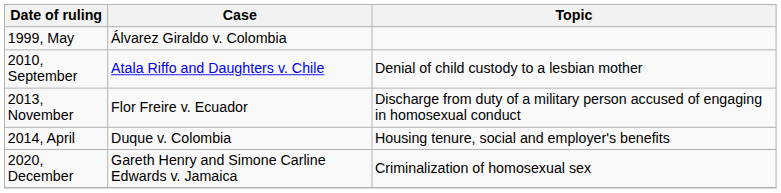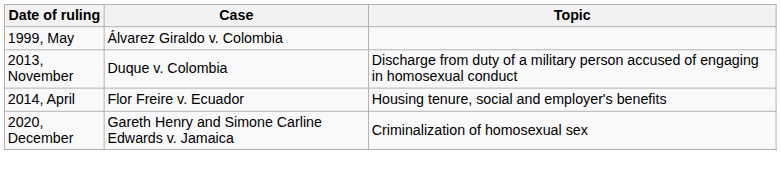- row: (43, 68)
(179, 107) Flor Freire v. Ecuador -> (167, 68) Duque v. Colombia
(171, 138) Duque v. Colombia -> (176, 99) Flor Freire v. Ecuador
